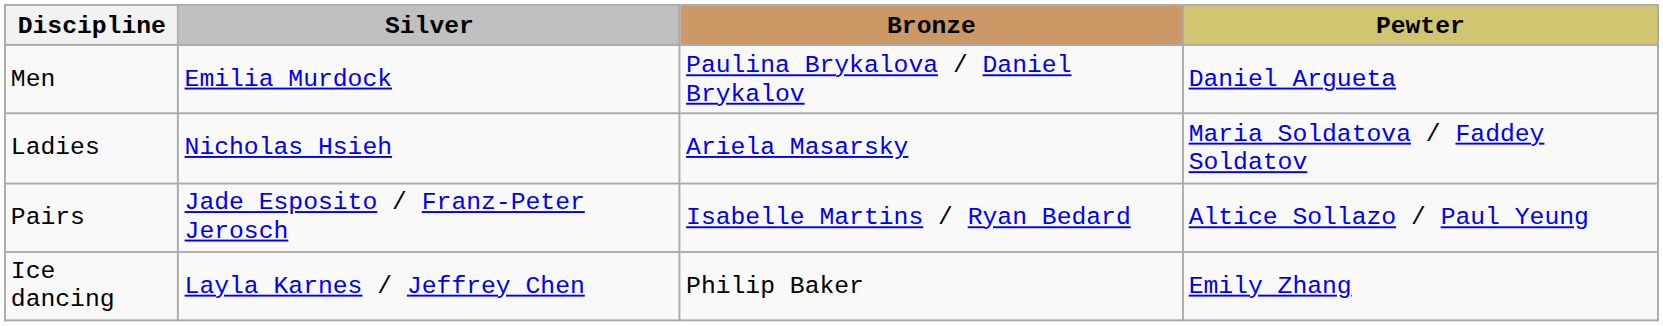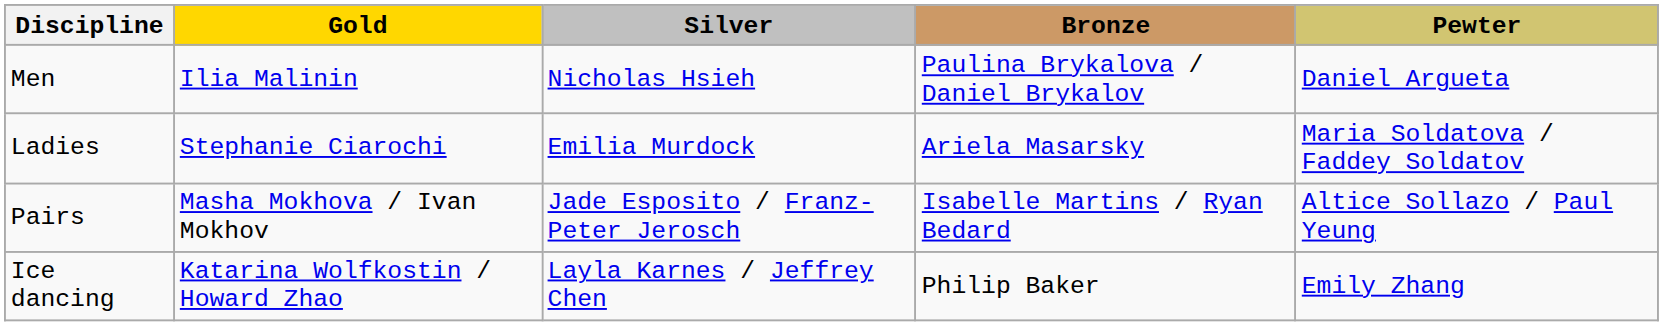+ column: (358, 25)
(288, 80) Emilia Murdock -> (651, 80) Nicholas Hsieh
(288, 148) Nicholas Hsieh -> (651, 148) Emilia Murdock
